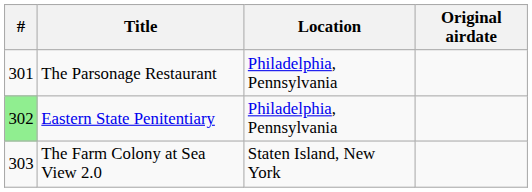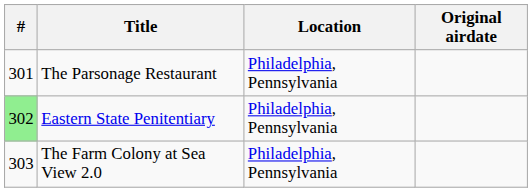(312, 163) Staten Island, New York -> (293, 163) Philadelphia, Pennsylvania
